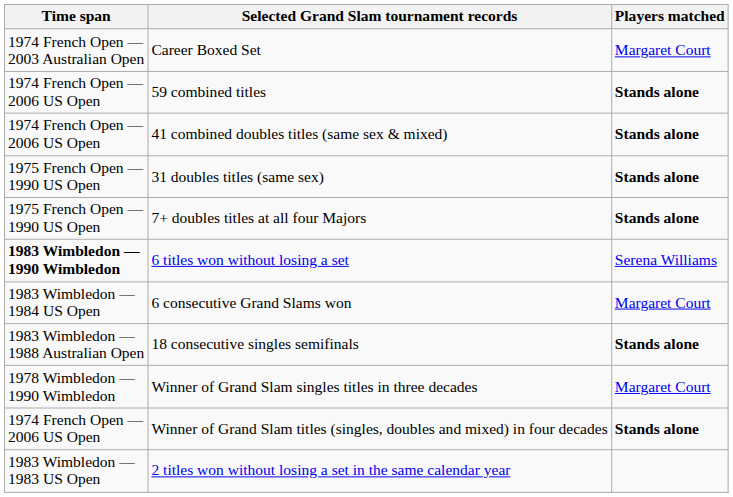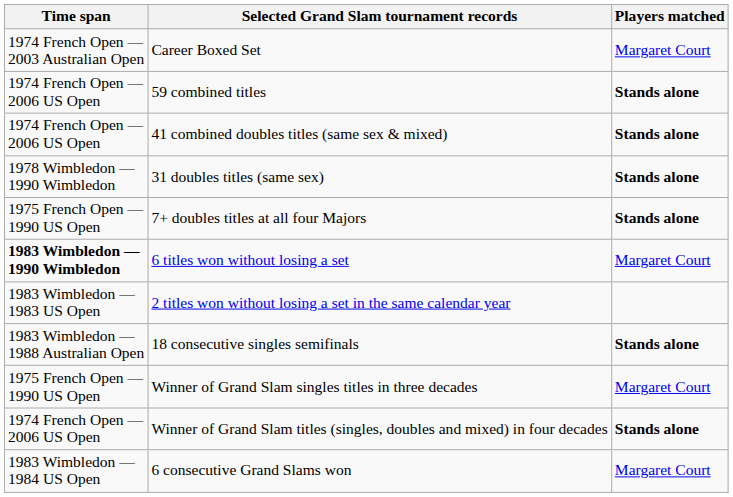(76, 176) 1975 French Open — 1990 US Open -> (71, 176) 1978 Wimbledon — 1990 Wimbledon
(666, 260) Serena Williams -> (663, 260) Margaret Court
rows swapped: (251, 302) <-> (331, 470)
(71, 386) 1978 Wimbledon — 1990 Wimbledon -> (76, 386) 1975 French Open — 1990 US Open
